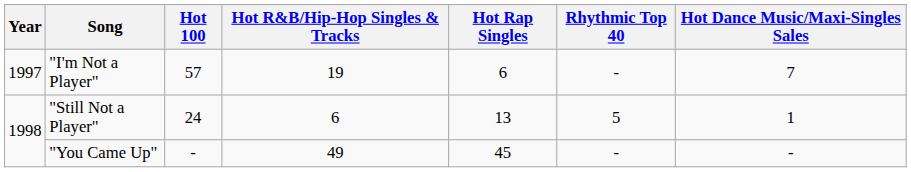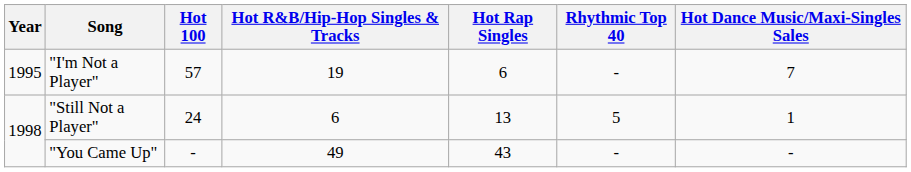(25, 72) 1997 -> (25, 72) 1995
(503, 153) 45 -> (503, 153) 43
